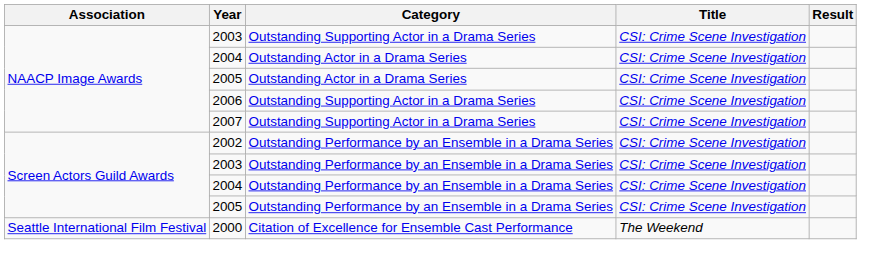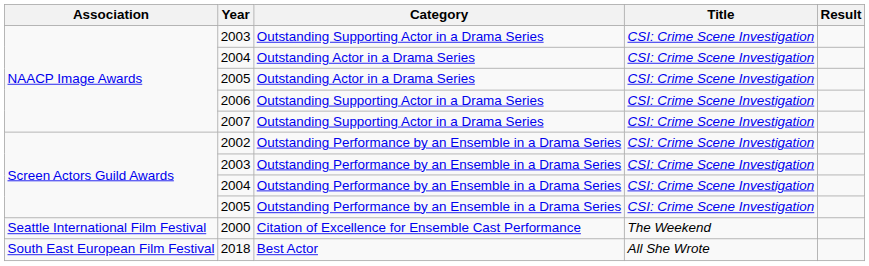+ row: (236, 249)
